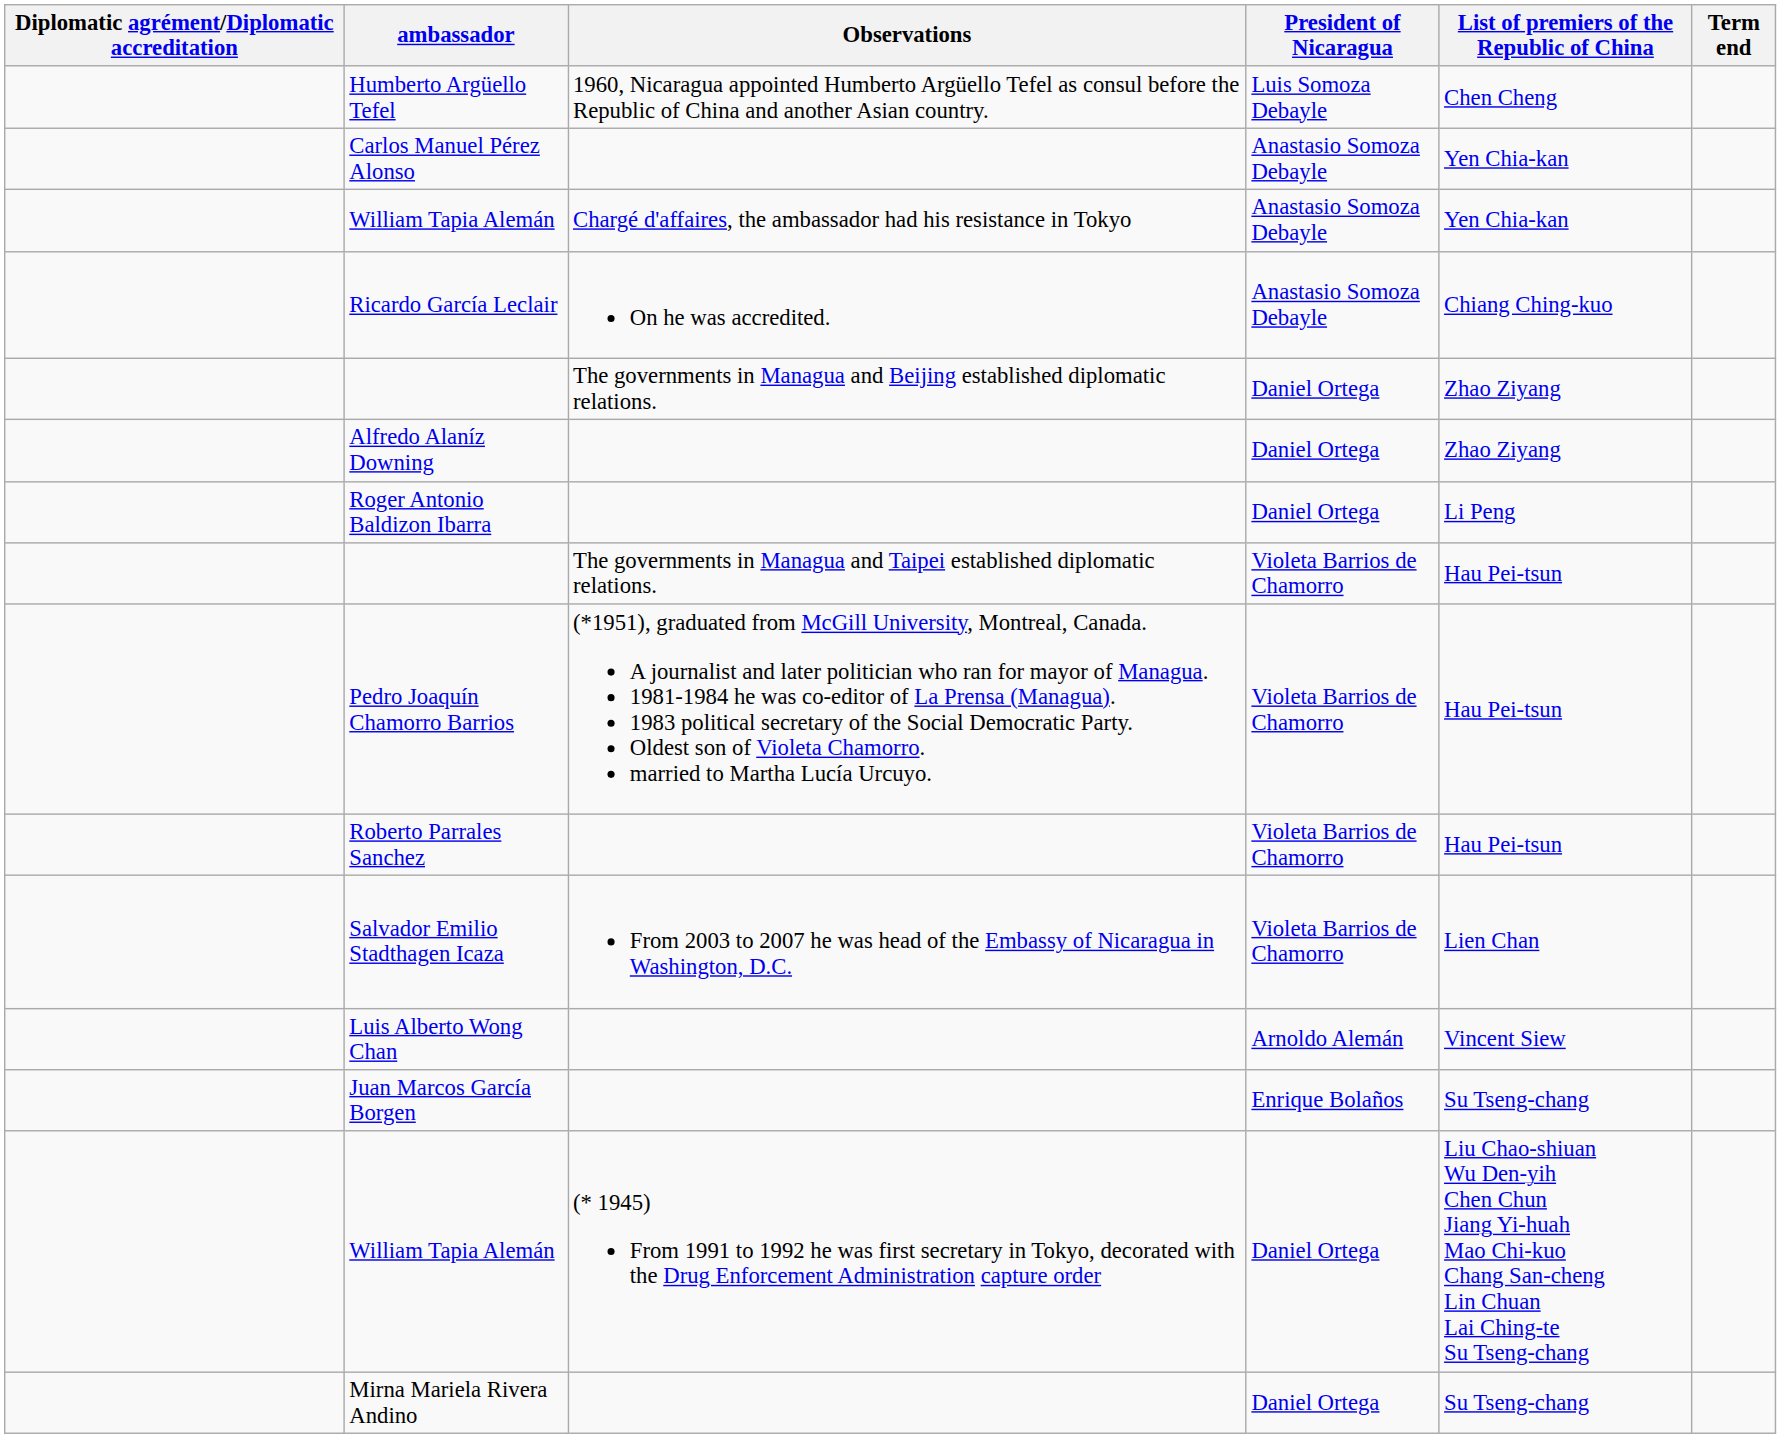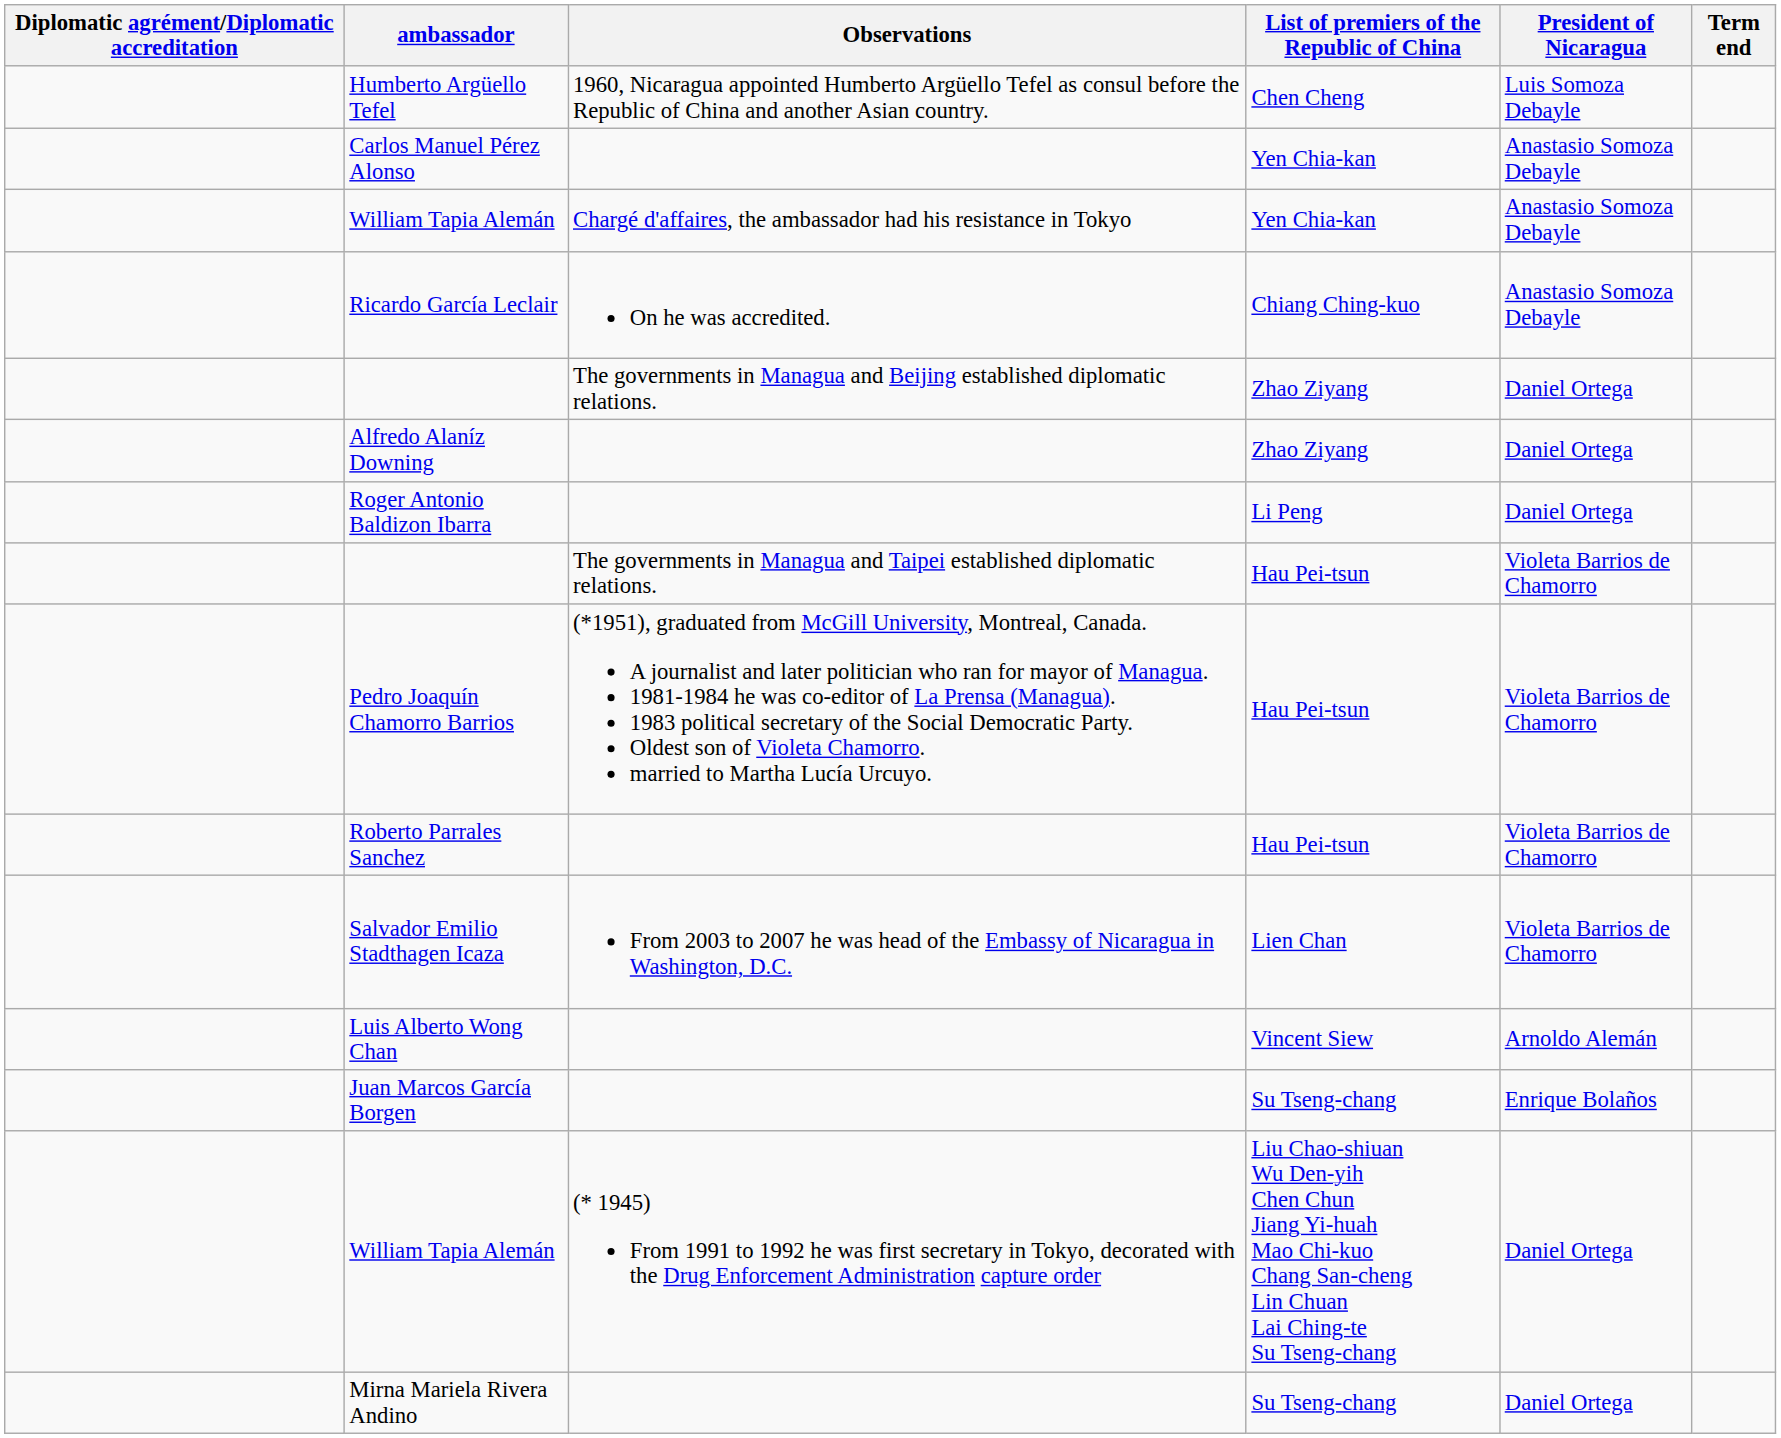columns swapped: (1342, 35) <-> (1566, 35)
